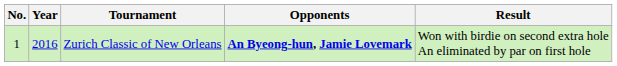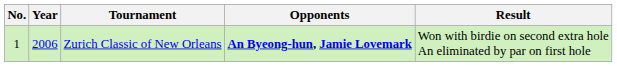(45, 43) 2016 -> (45, 43) 2006
